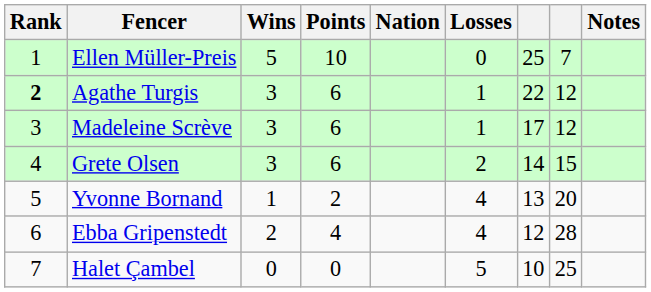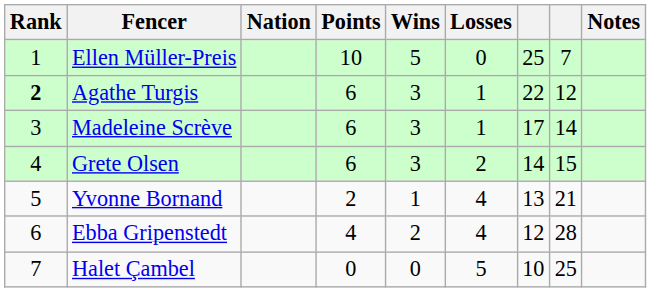columns swapped: (408, 22) <-> (271, 22)
(566, 127) 12 -> (566, 127) 14
(566, 198) 20 -> (566, 198) 21
